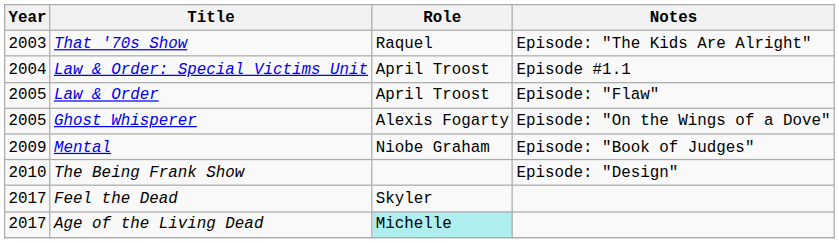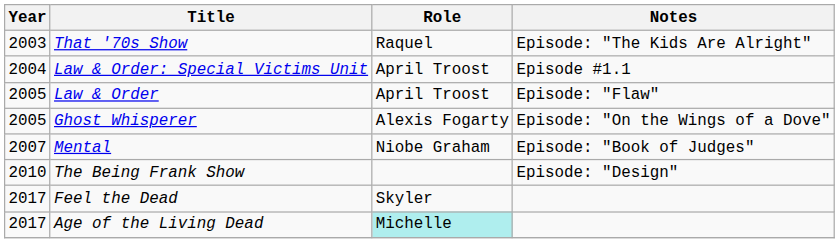(27, 147) 2009 -> (27, 147) 2007
